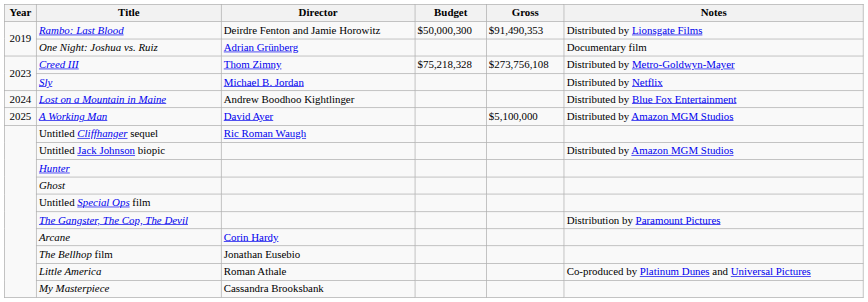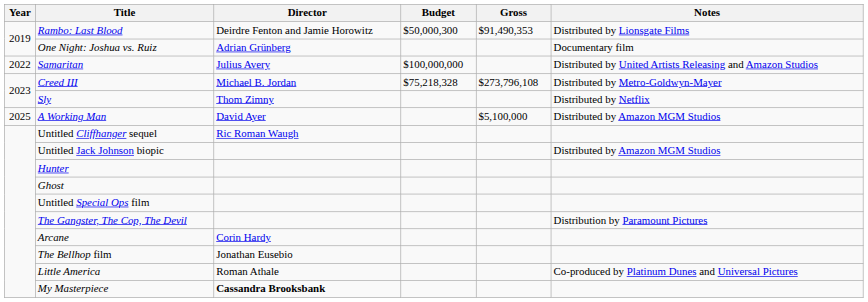+ row: (61, 64)
(253, 64) Thom Zimny -> (256, 82) Michael B. Jordan
(519, 64) $273,756,108 -> (508, 82) $273,796,108
(264, 82) Michael B. Jordan -> (245, 99) Thom Zimny
- row: (103, 99)
(274, 289) normal -> (271, 289) bold
